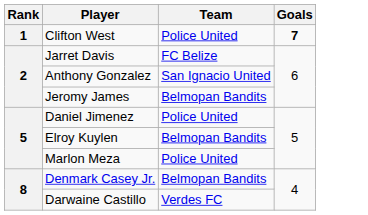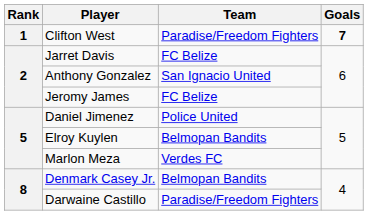(199, 35) Police United -> (240, 35) Paradise/Freedom Fighters
(214, 96) Belmopan Bandits -> (189, 96) FC Belize
(199, 158) Police United -> (192, 158) Verdes FC
(192, 199) Verdes FC -> (240, 199) Paradise/Freedom Fighters
